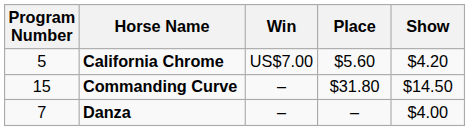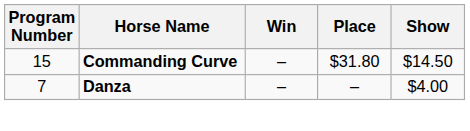- row: (153, 62)
